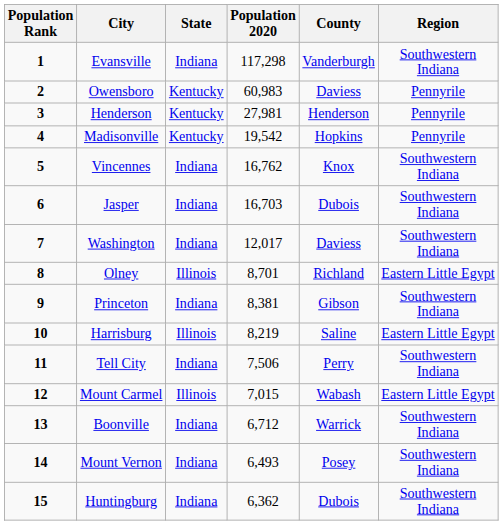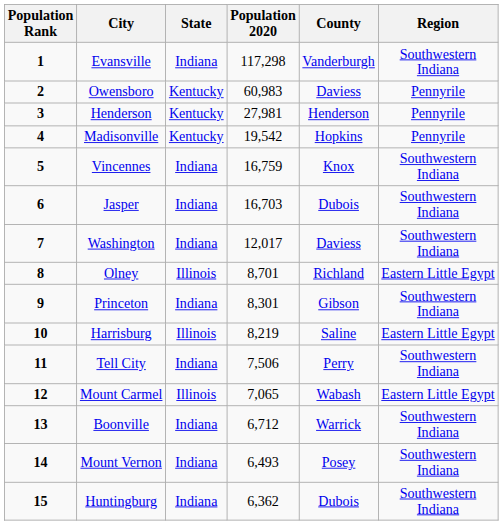(263, 166) 16,762 -> (263, 166) 16,759
(263, 303) 8,381 -> (263, 303) 8,301
(263, 394) 7,015 -> (263, 394) 7,065
